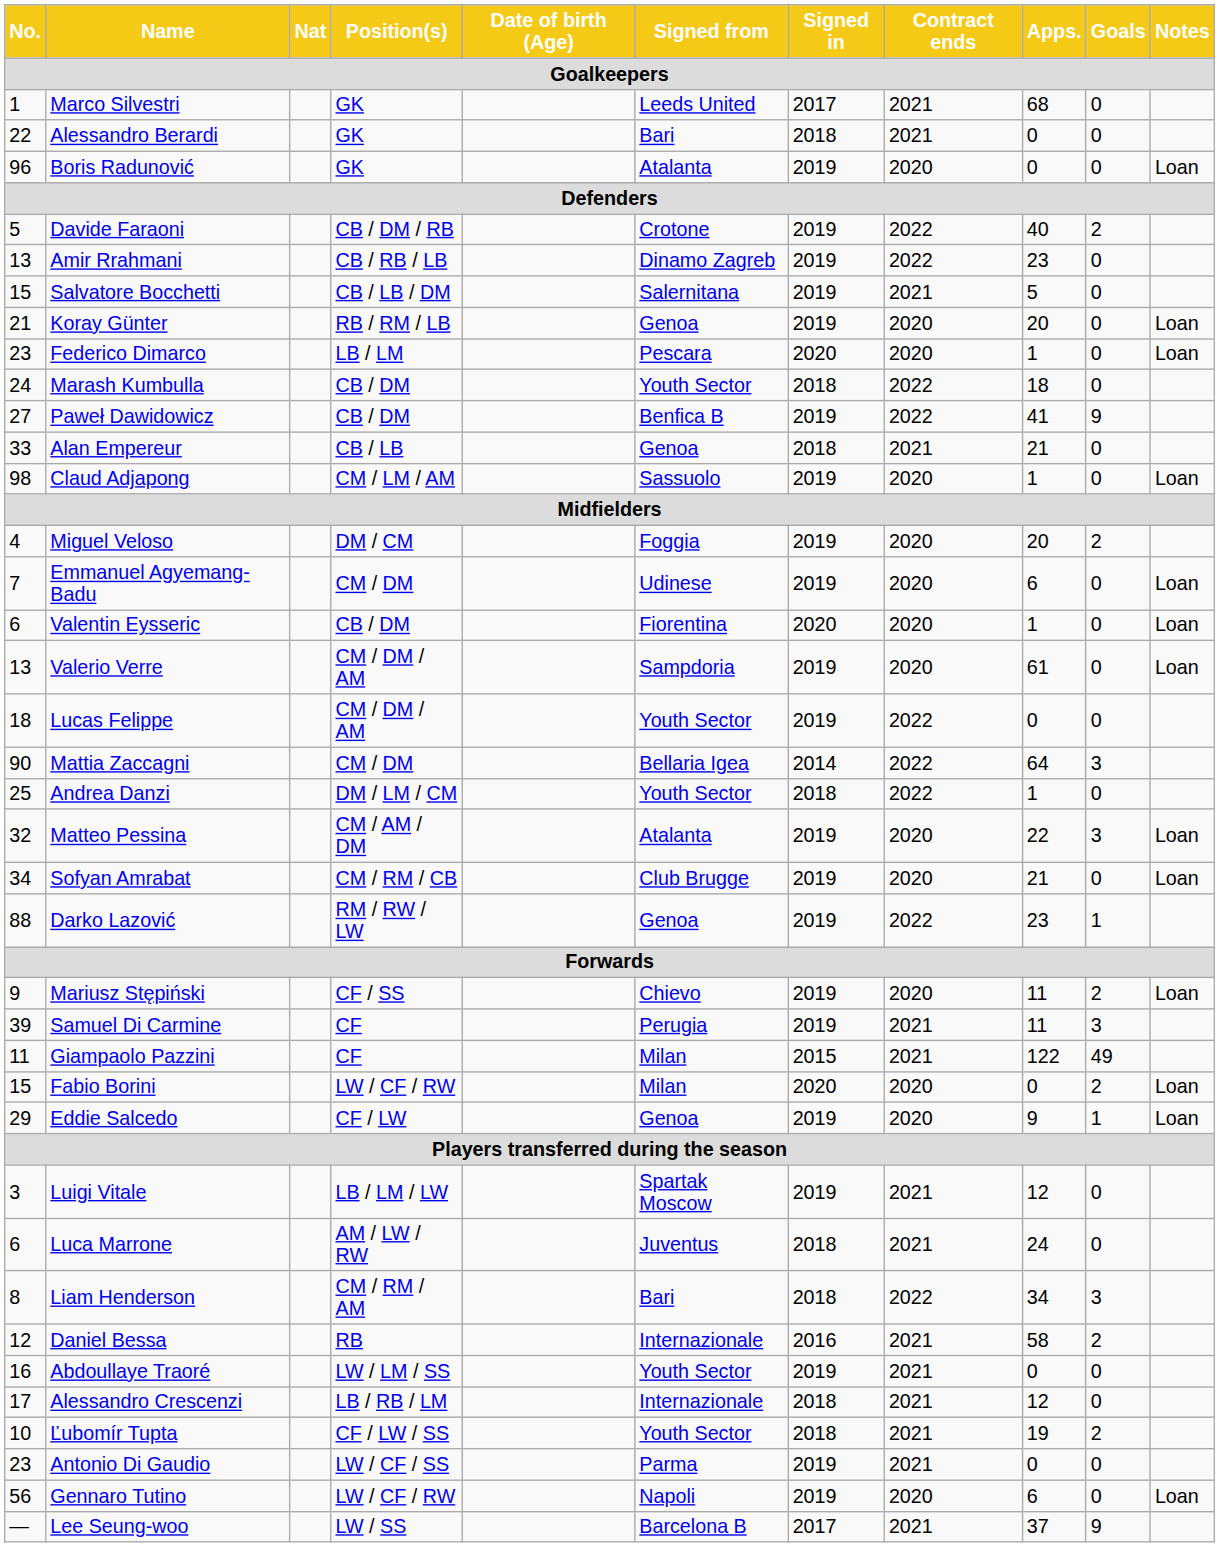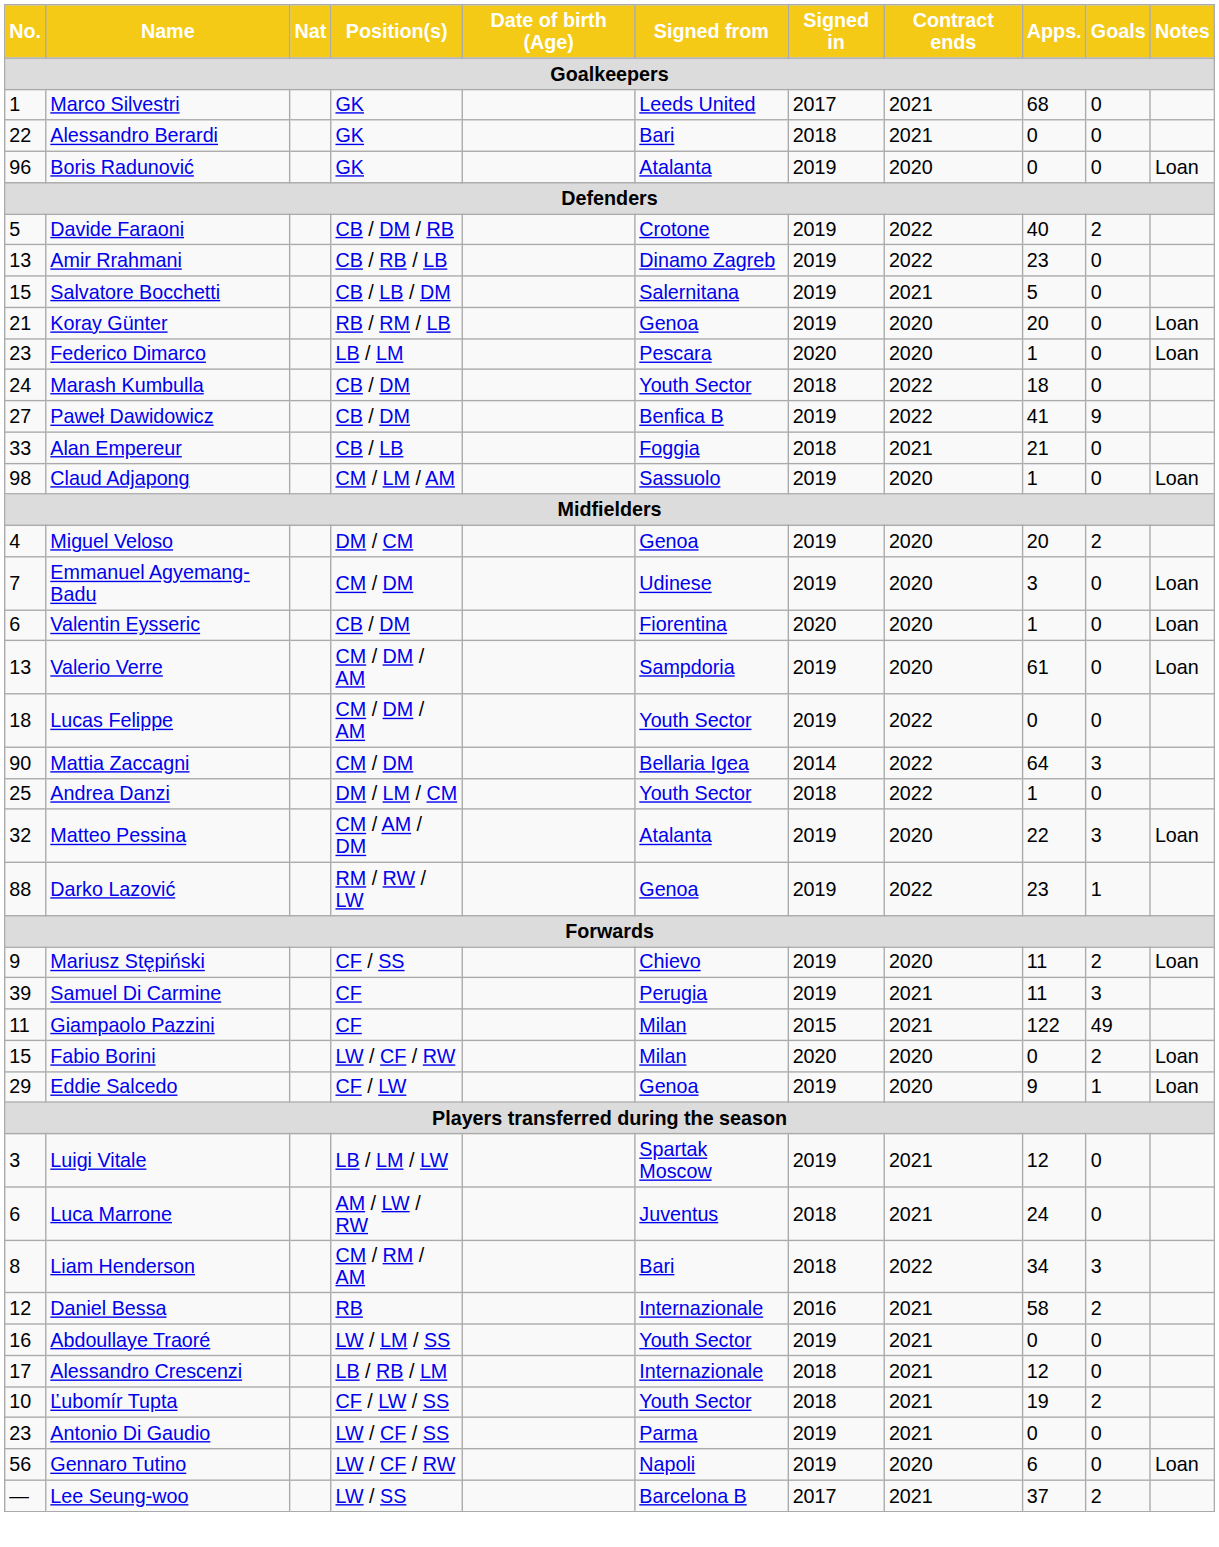(669, 448) Genoa -> (669, 448) Foggia
(669, 541) Foggia -> (669, 541) Genoa
(1032, 583) 6 -> (1032, 583) 3
- row: (120, 878)
(1096, 1527) 9 -> (1096, 1496) 2
